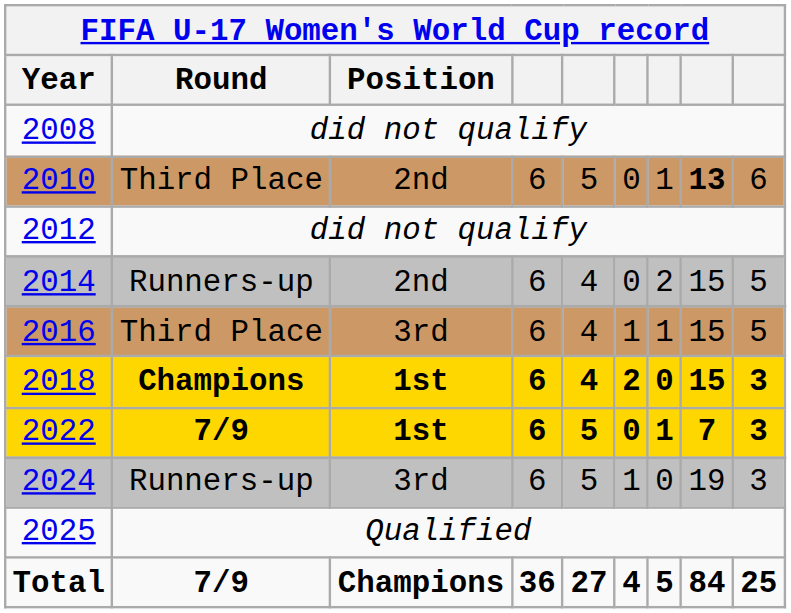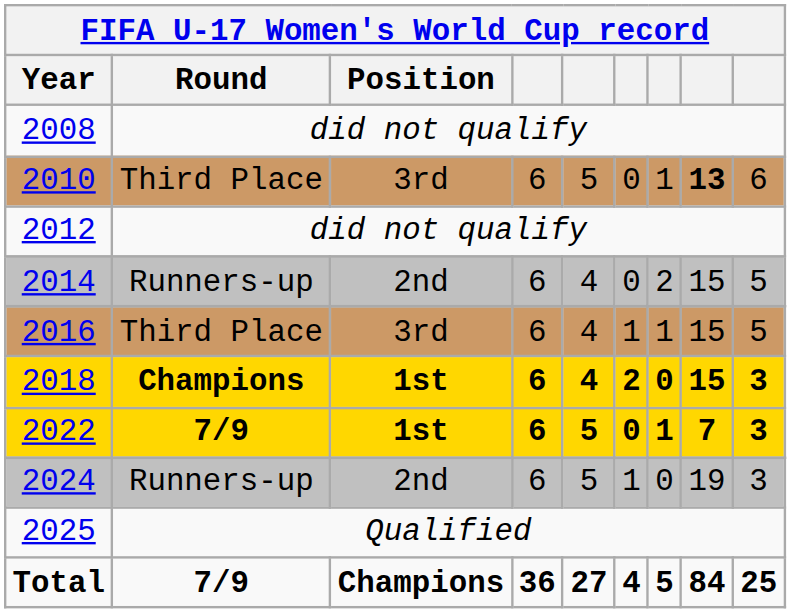(421, 181) 2nd -> (421, 181) 3rd
(421, 482) 3rd -> (421, 482) 2nd
